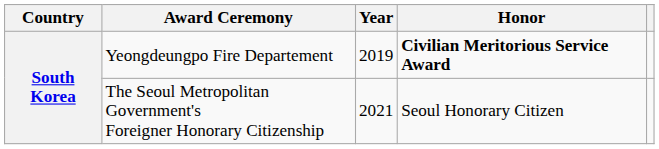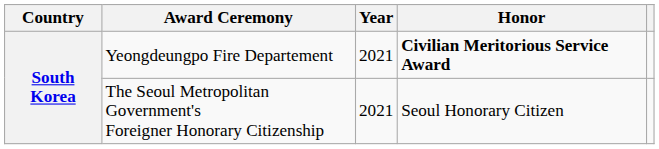(376, 54) 2019 -> (376, 54) 2021
